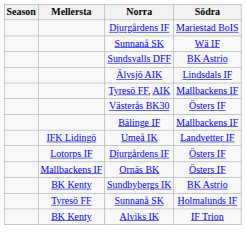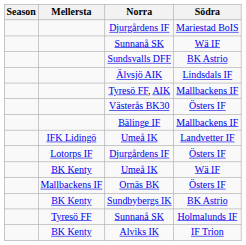+ row: (139, 169)
